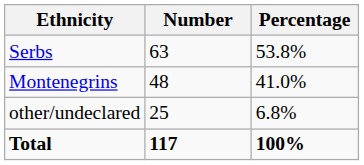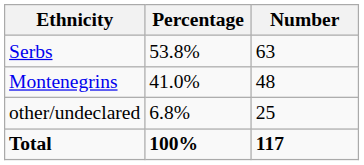columns swapped: (198, 19) <-> (305, 19)
